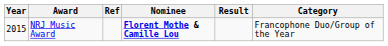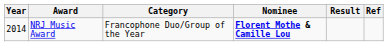columns swapped: (318, 11) <-> (112, 11)
(16, 29) 2015 -> (16, 29) 2014
